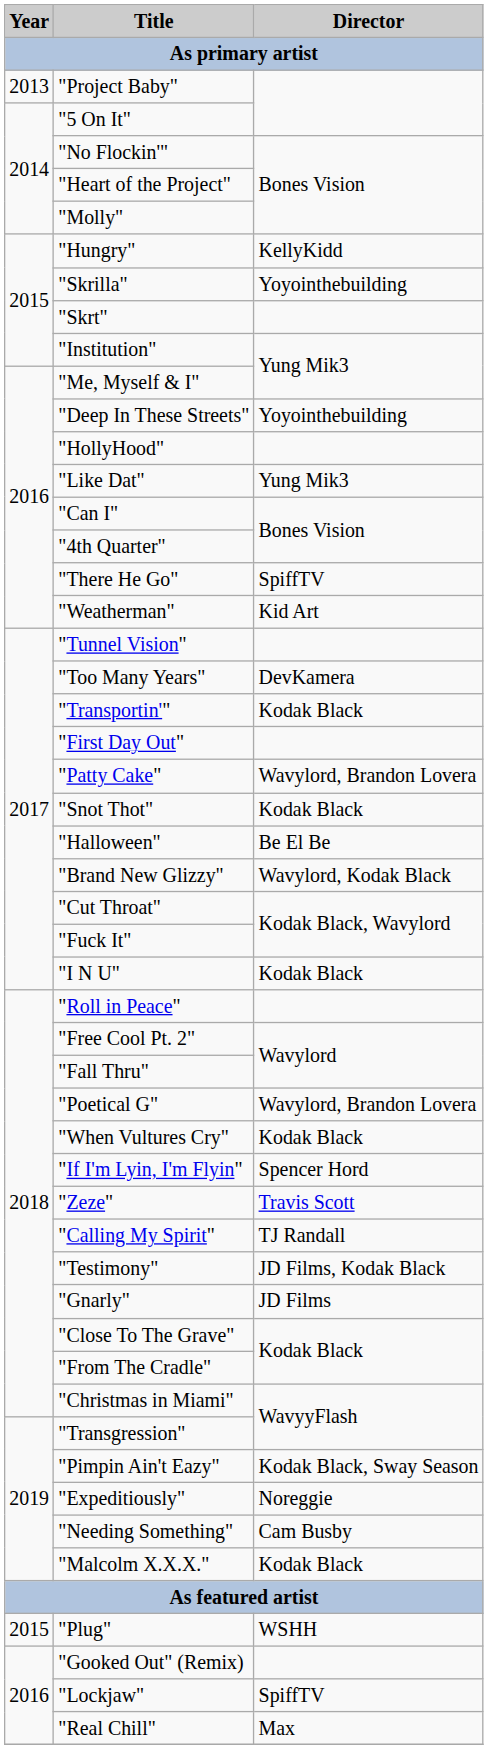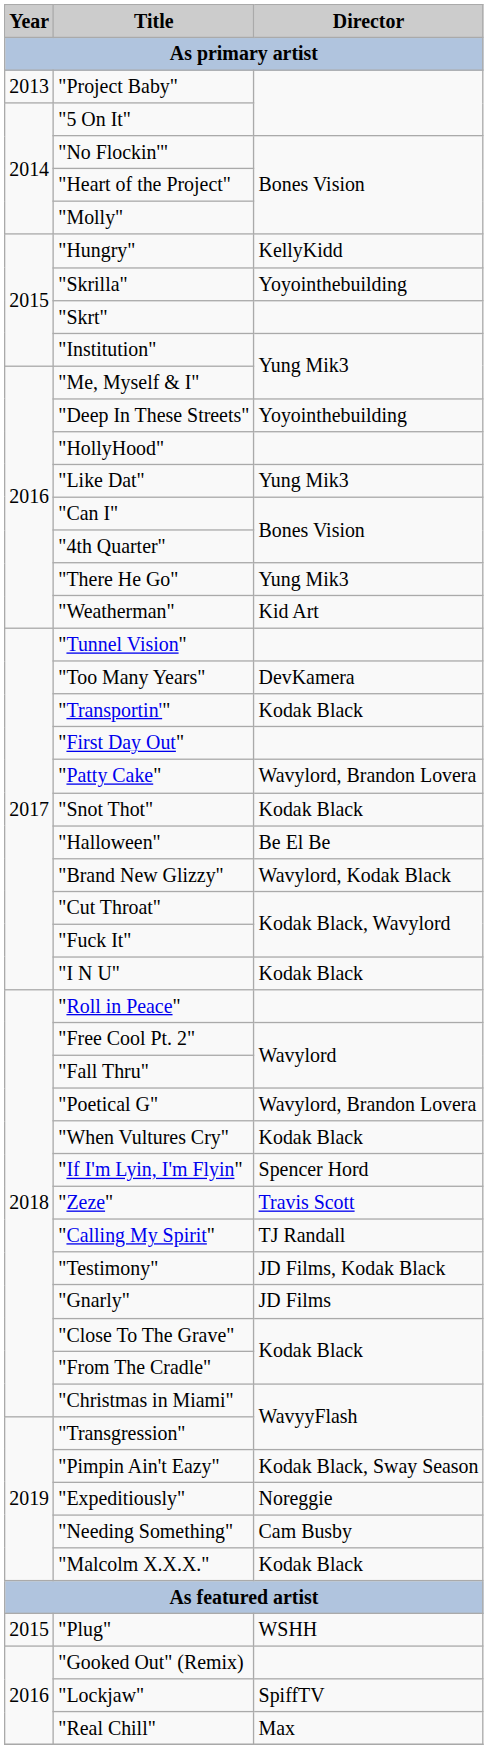(292, 579) SpiffTV -> (304, 579) Yung Mik3
